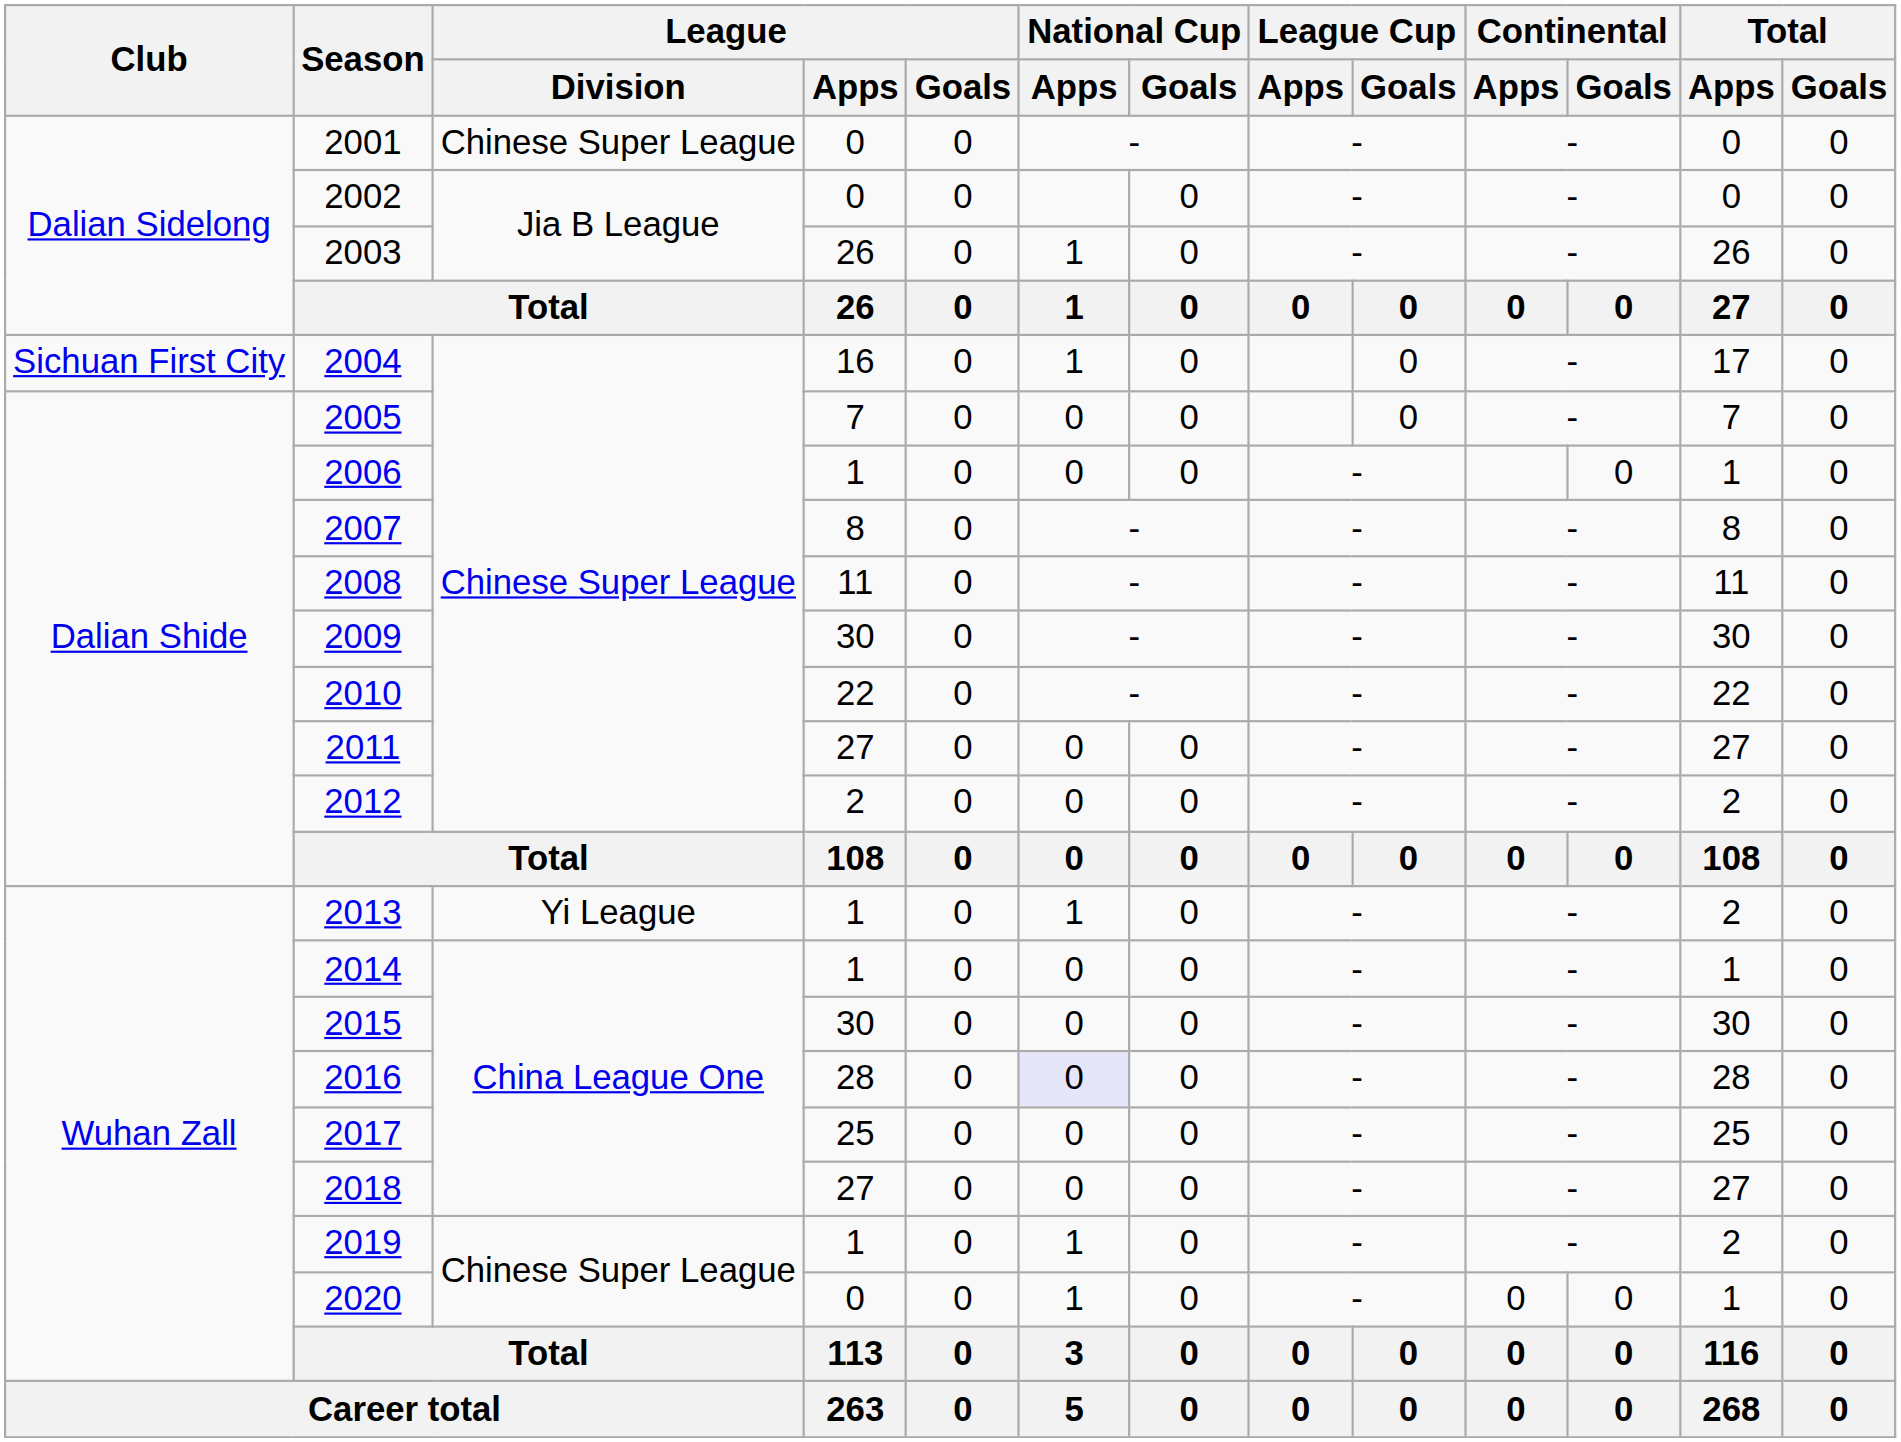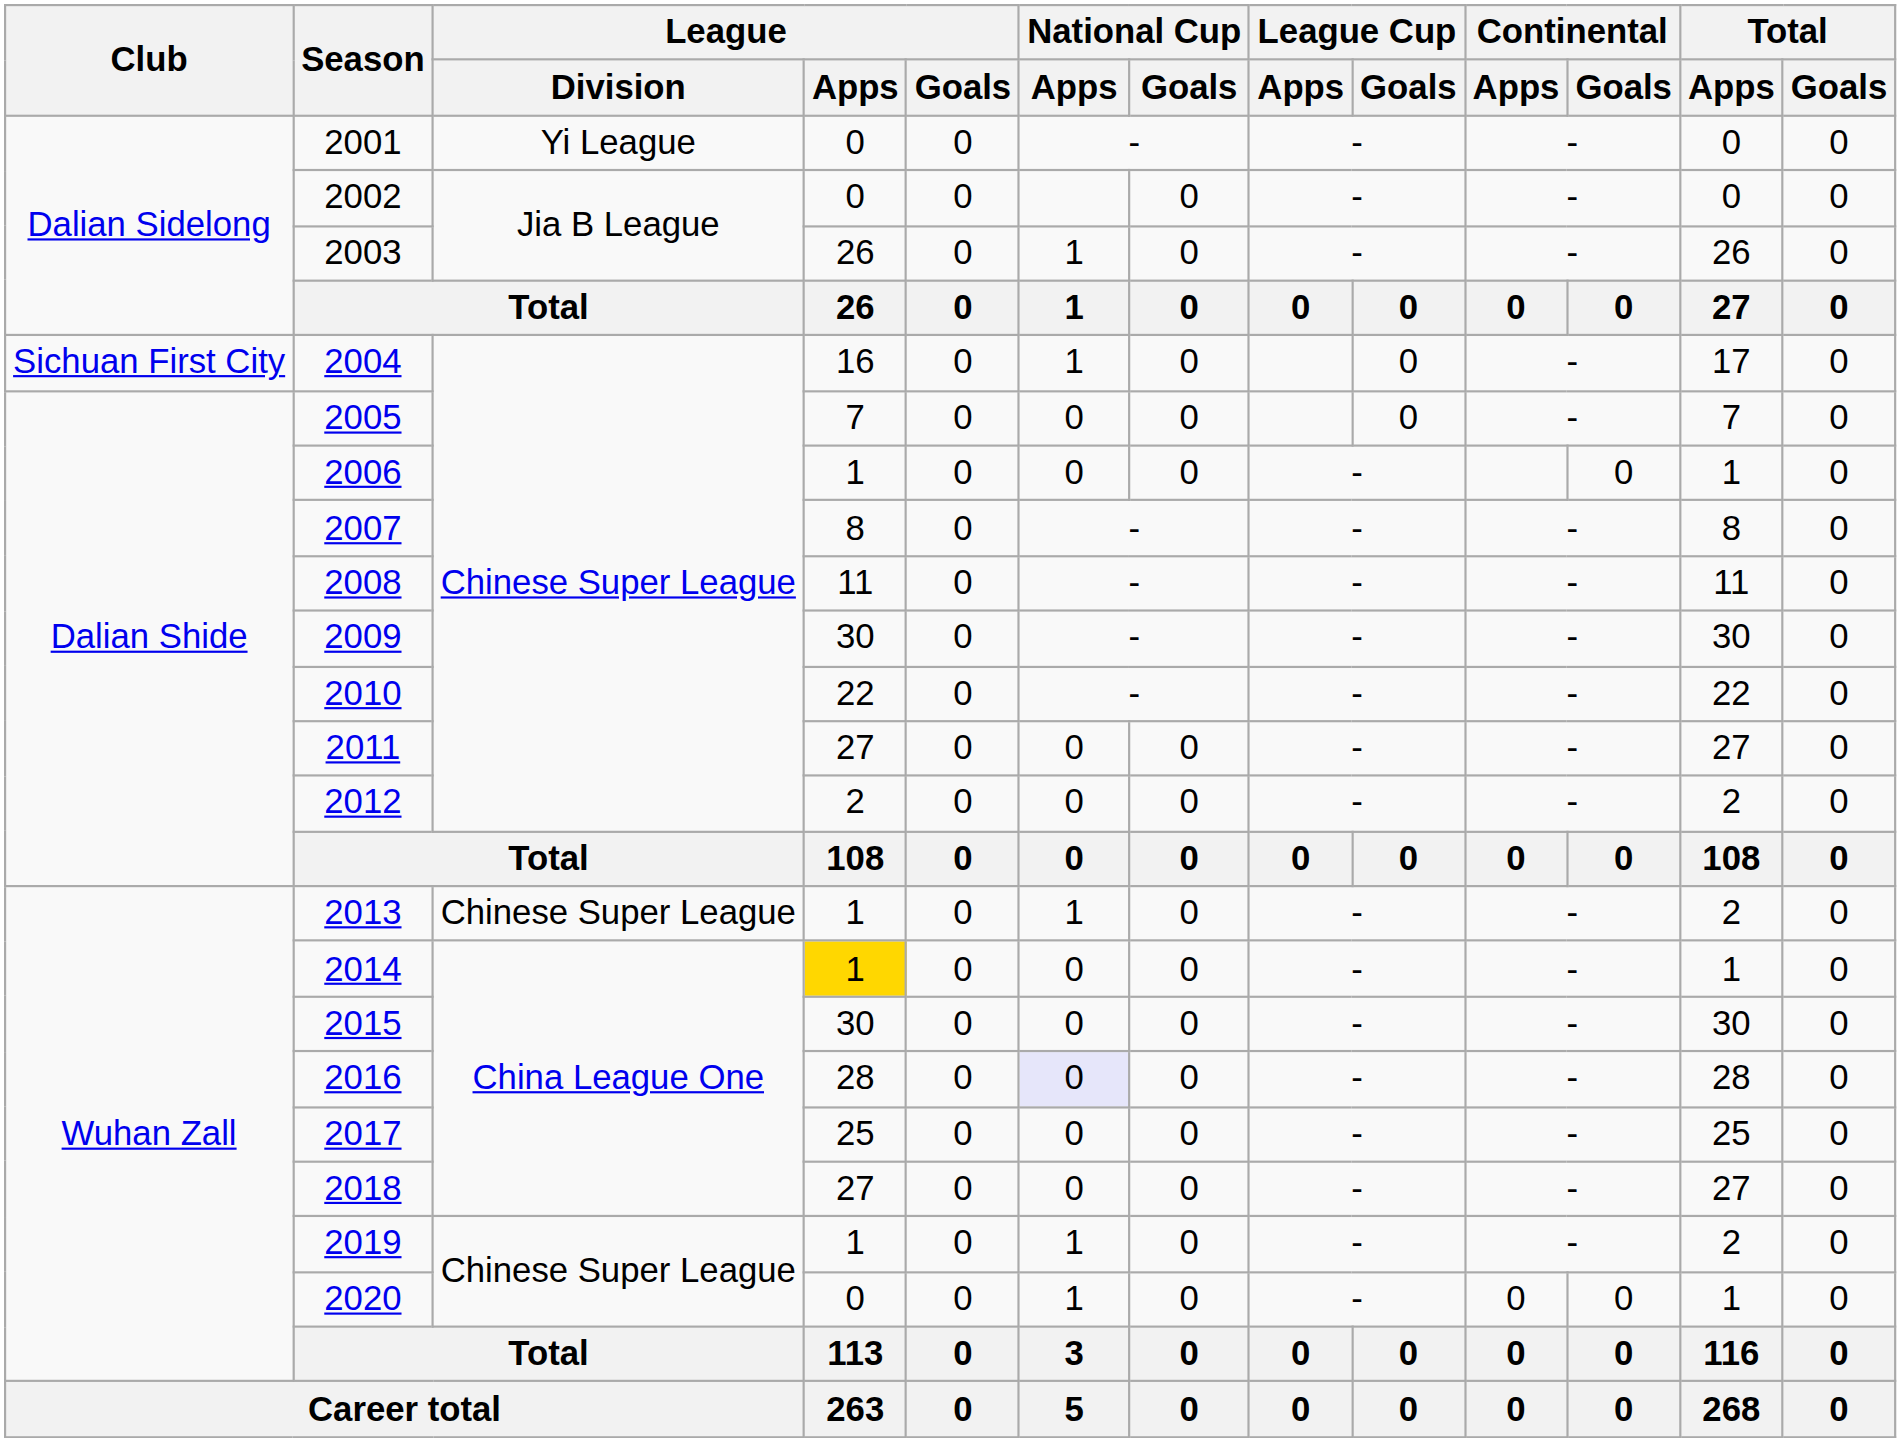(618, 142) Chinese Super League -> (618, 142) Yi League
(618, 913) Yi League -> (618, 913) Chinese Super League
(855, 968) no background -> (855, 968) gold background
